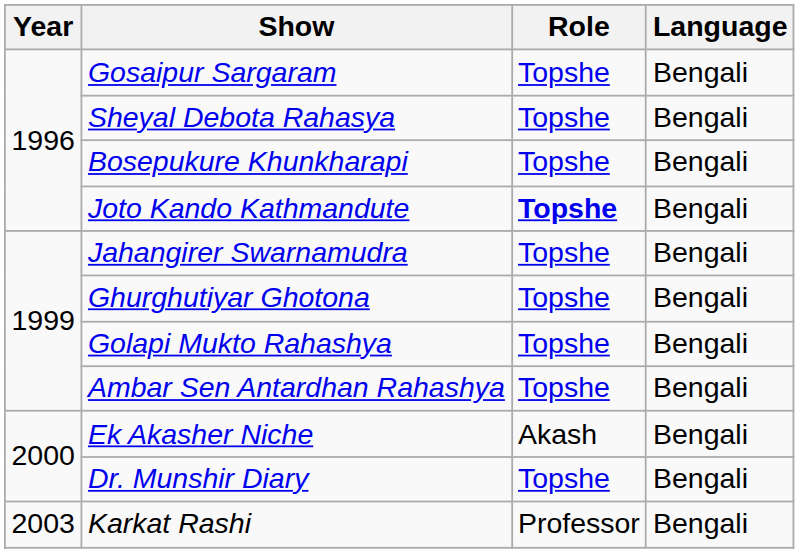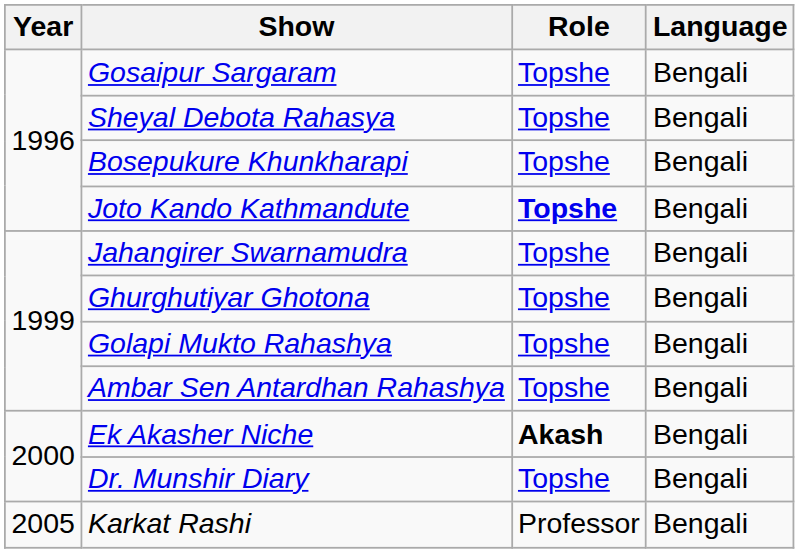(558, 433) normal -> (561, 433) bold
(43, 523) 2003 -> (43, 523) 2005
